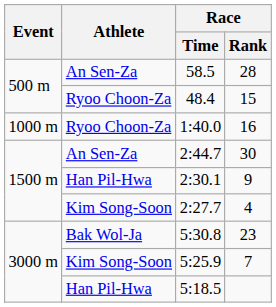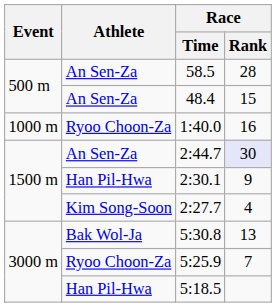(119, 99) Ryoo Choon-Za -> (102, 99) An Sen-Za
(248, 153) no background -> (248, 153) lavender background
(248, 235) 23 -> (248, 235) 13
(119, 262) Kim Song-Soon -> (119, 262) Ryoo Choon-Za
